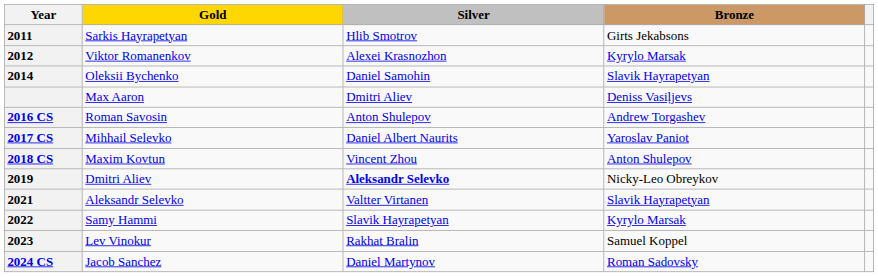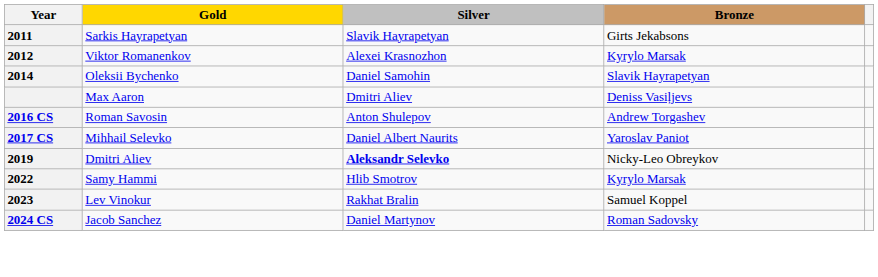(382, 35) Hlib Smotrov -> (397, 35) Slavik Hayrapetyan
- row: (30, 158)
- row: (20, 199)
(397, 220) Slavik Hayrapetyan -> (382, 179) Hlib Smotrov
